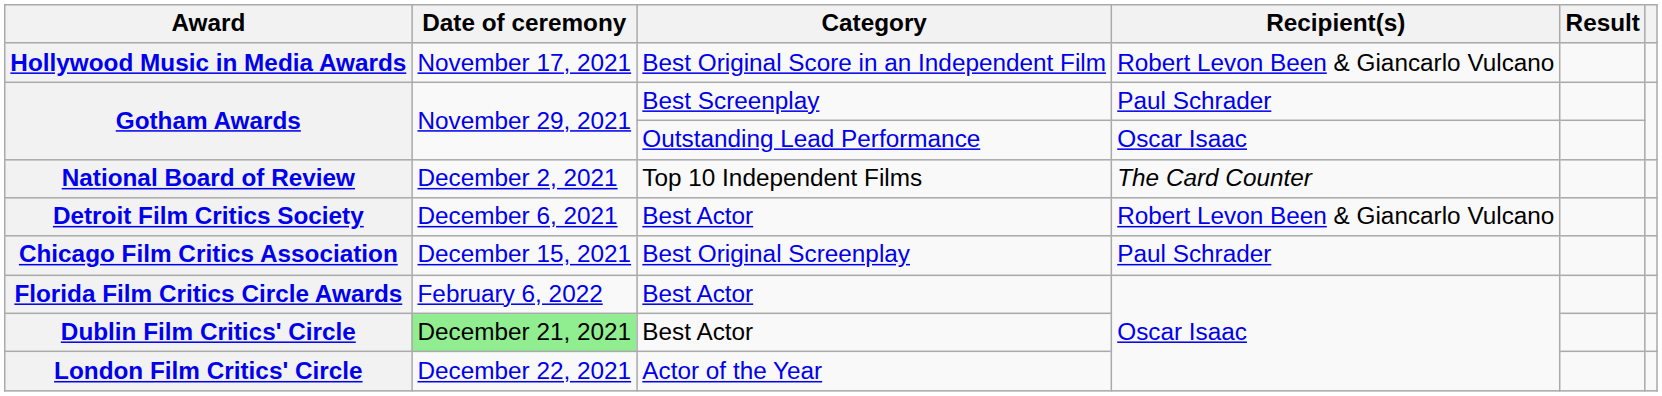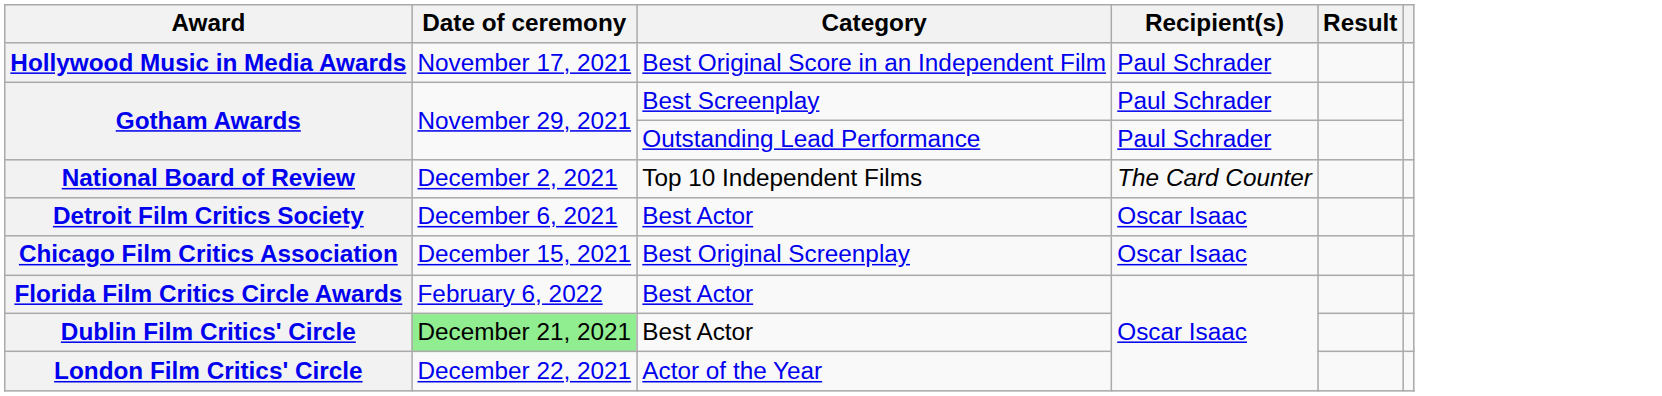(1336, 62) Robert Levon Been & Giancarlo Vulcano -> (1194, 62) Paul Schrader
(1182, 139) Oscar Isaac -> (1194, 139) Paul Schrader
(1336, 216) Robert Levon Been & Giancarlo Vulcano -> (1182, 216) Oscar Isaac
(1194, 255) Paul Schrader -> (1182, 255) Oscar Isaac
